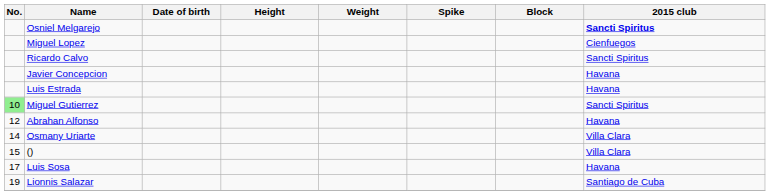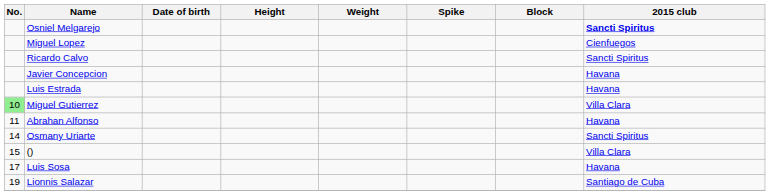(617, 105) Sancti Spiritus -> (608, 105) Villa Clara
(14, 120) 12 -> (14, 120) 11
(608, 136) Villa Clara -> (617, 136) Sancti Spiritus
